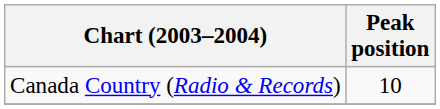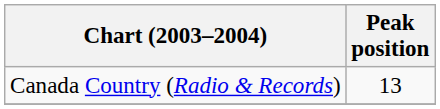(390, 85) 10 -> (390, 85) 13
